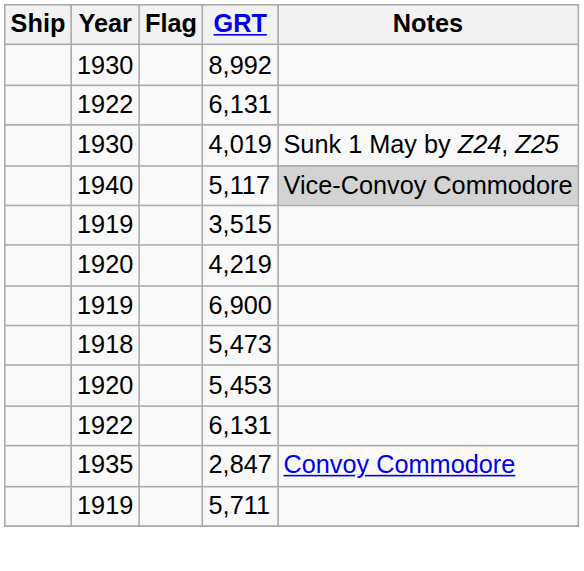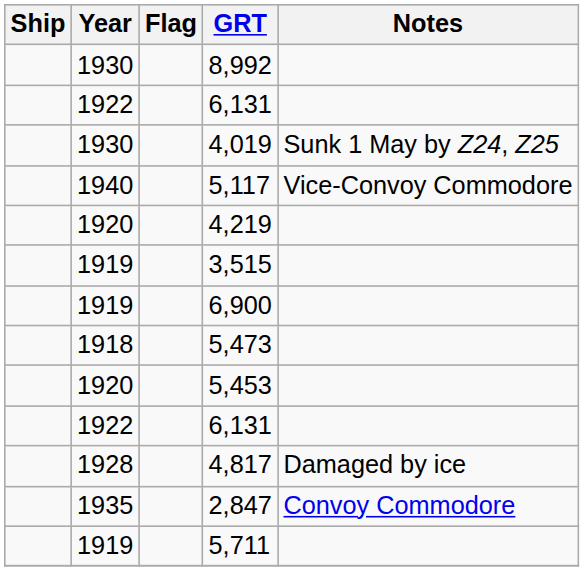(428, 184) lightgrey background -> (428, 184) no background
rows swapped: (105, 225) <-> (105, 265)
+ row: (105, 465)
